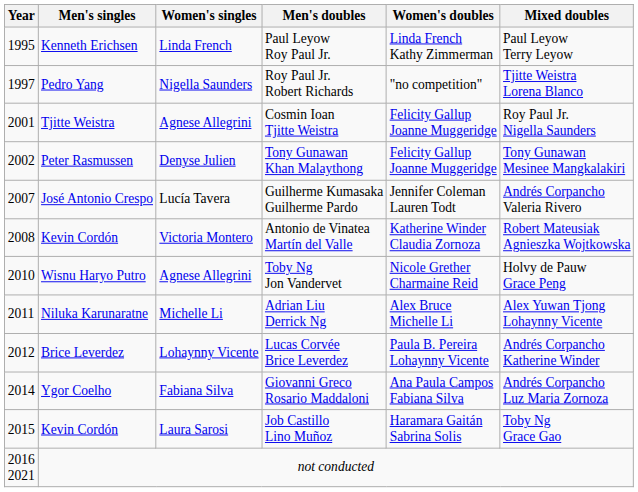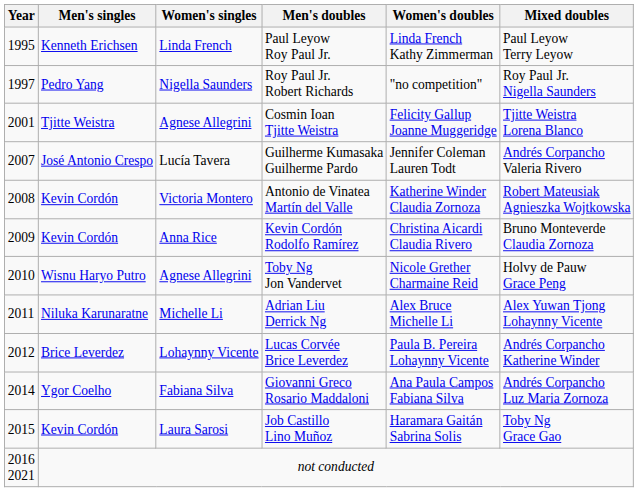(543, 84) Tjitte Weistra Lorena Blanco -> (549, 84) Roy Paul Jr. Nigella Saunders
(549, 122) Roy Paul Jr. Nigella Saunders -> (543, 122) Tjitte Weistra Lorena Blanco
- row: (314, 161)
+ row: (312, 237)
